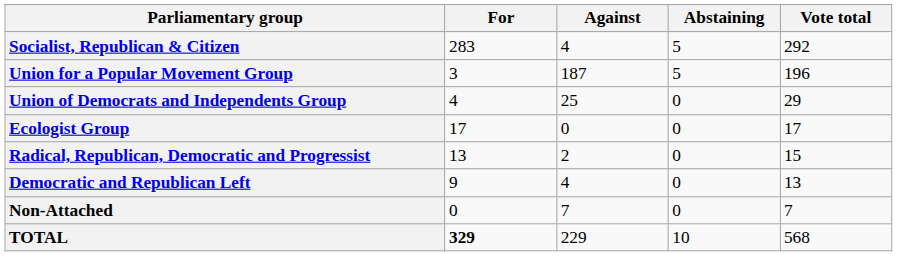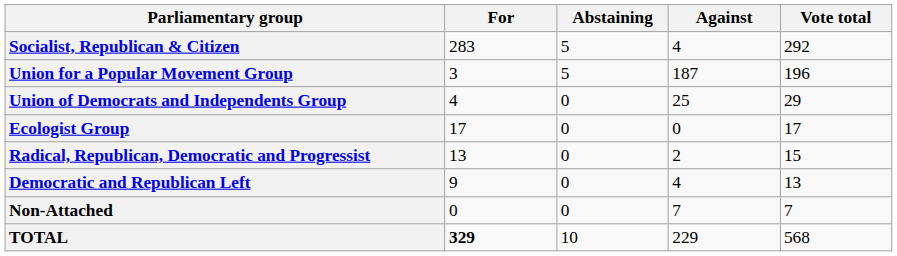columns swapped: (613, 18) <-> (724, 18)
